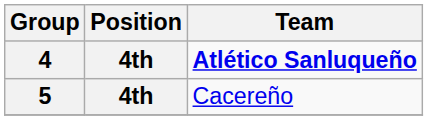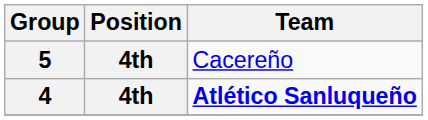rows swapped: (45, 59) <-> (45, 96)
